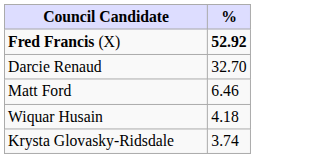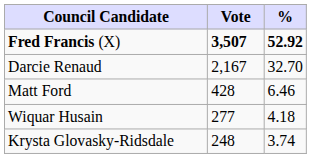+ column: (236, 16)
